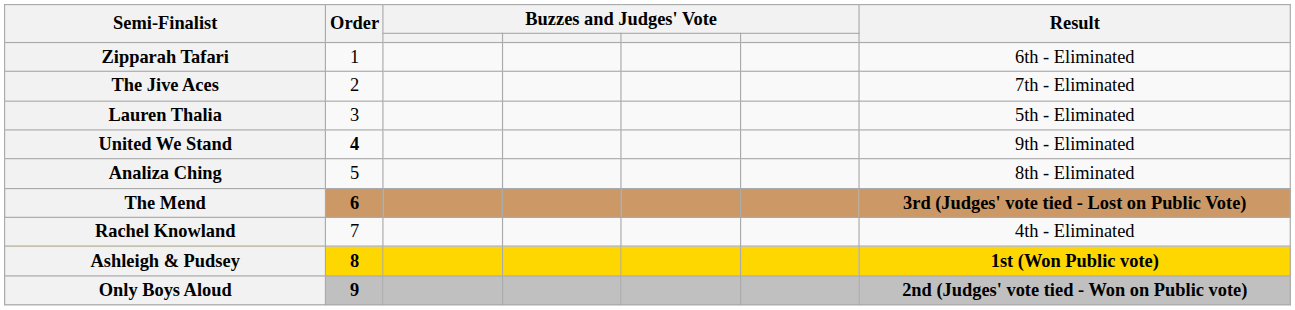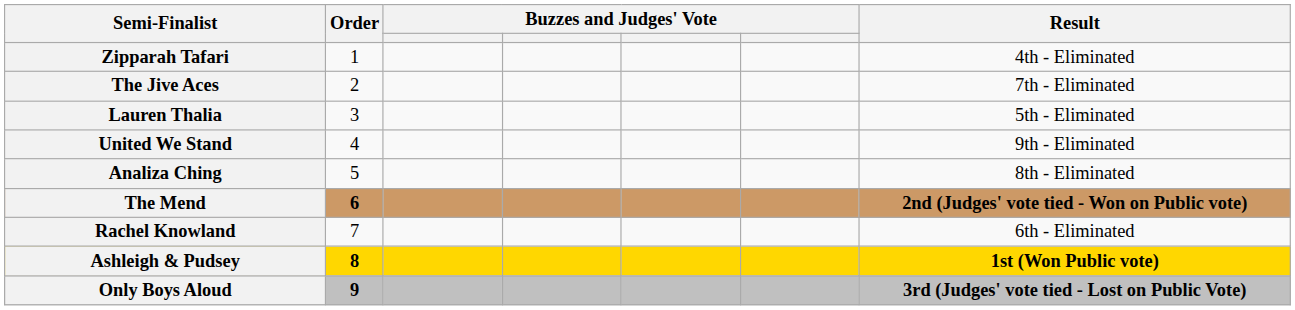(1075, 56) 6th - Eliminated -> (1075, 56) 4th - Eliminated
(355, 144) bold -> (355, 144) normal
(1075, 202) 3rd (Judges' vote tied - Lost on Public Vote) -> (1075, 202) 2nd (Judges' vote tied - Won on Public vote)
(1075, 231) 4th - Eliminated -> (1075, 231) 6th - Eliminated
(1075, 290) 2nd (Judges' vote tied - Won on Public vote) -> (1075, 290) 3rd (Judges' vote tied - Lost on Public Vote)
